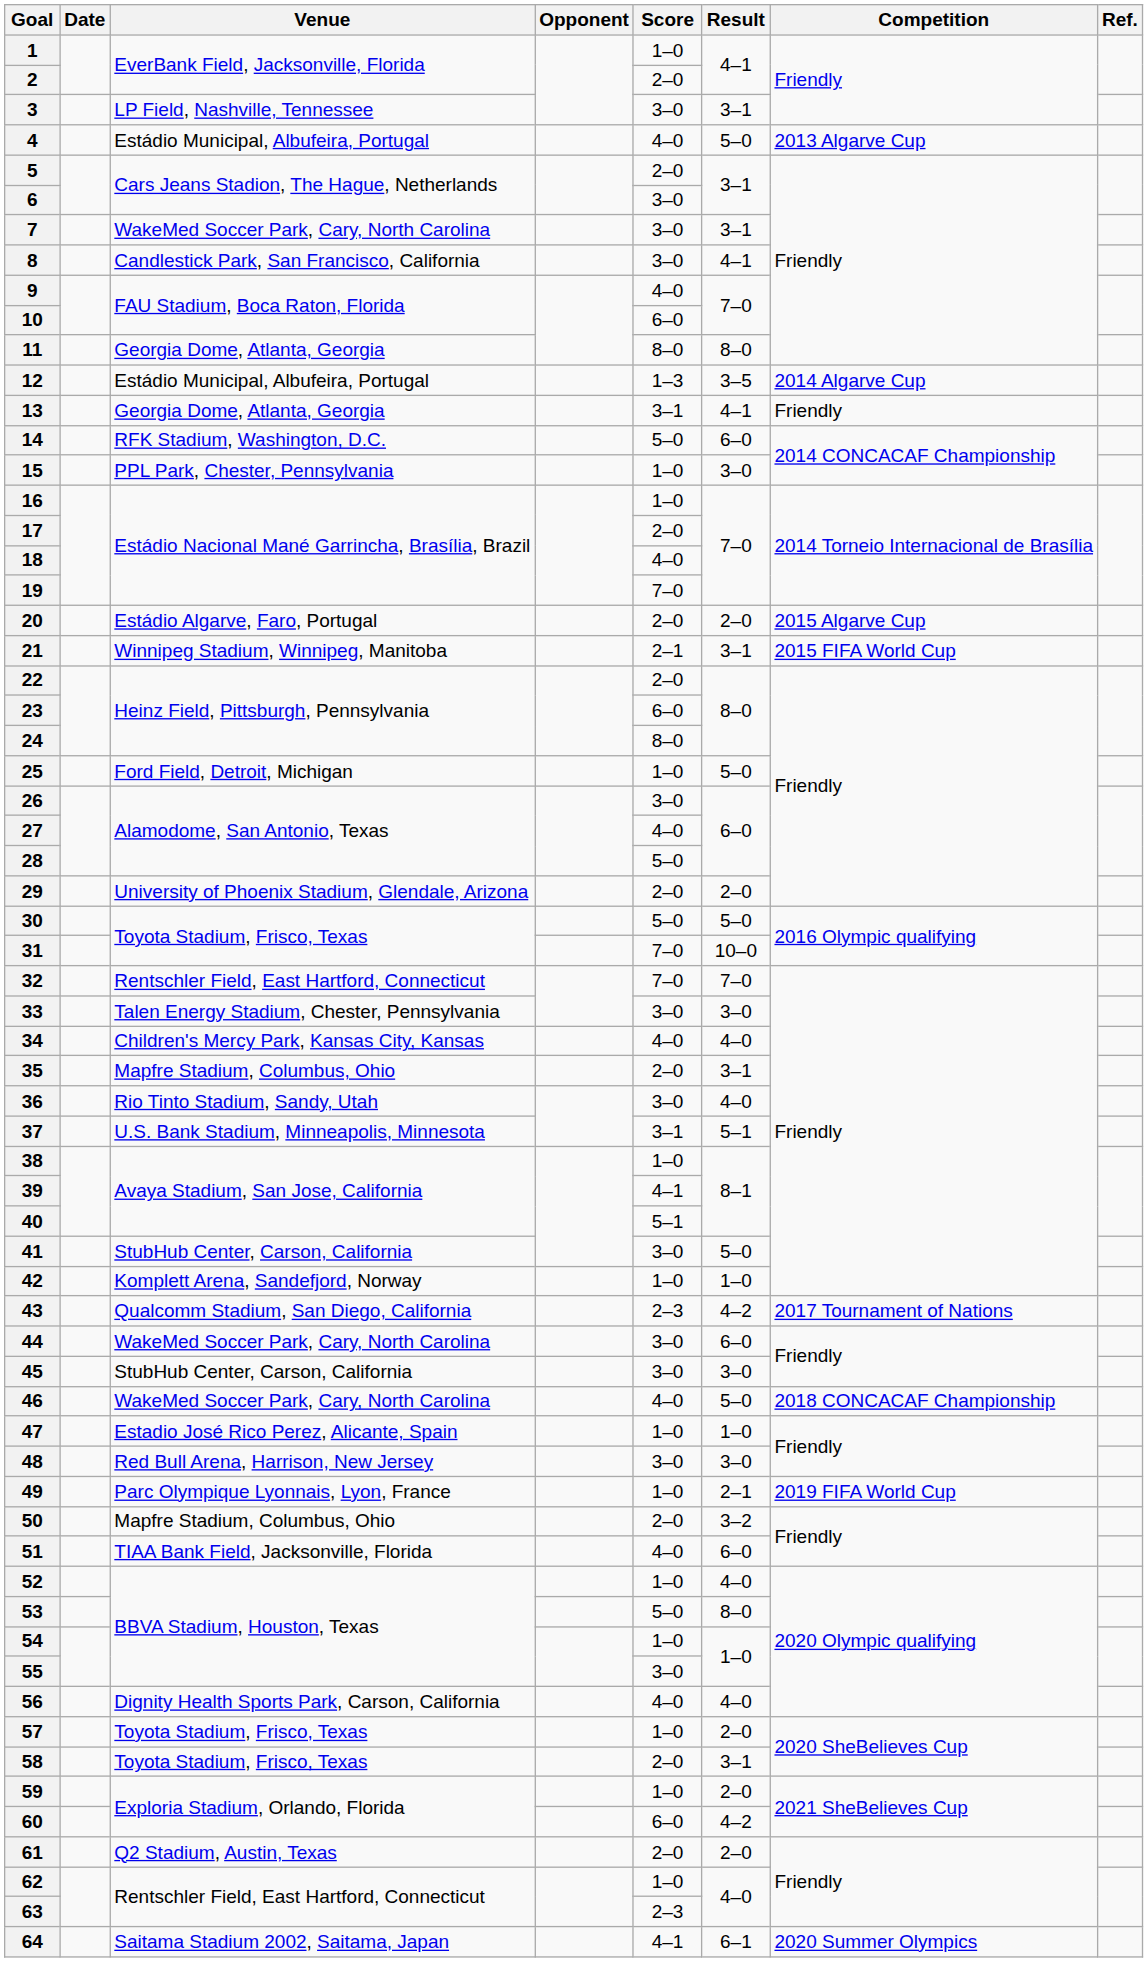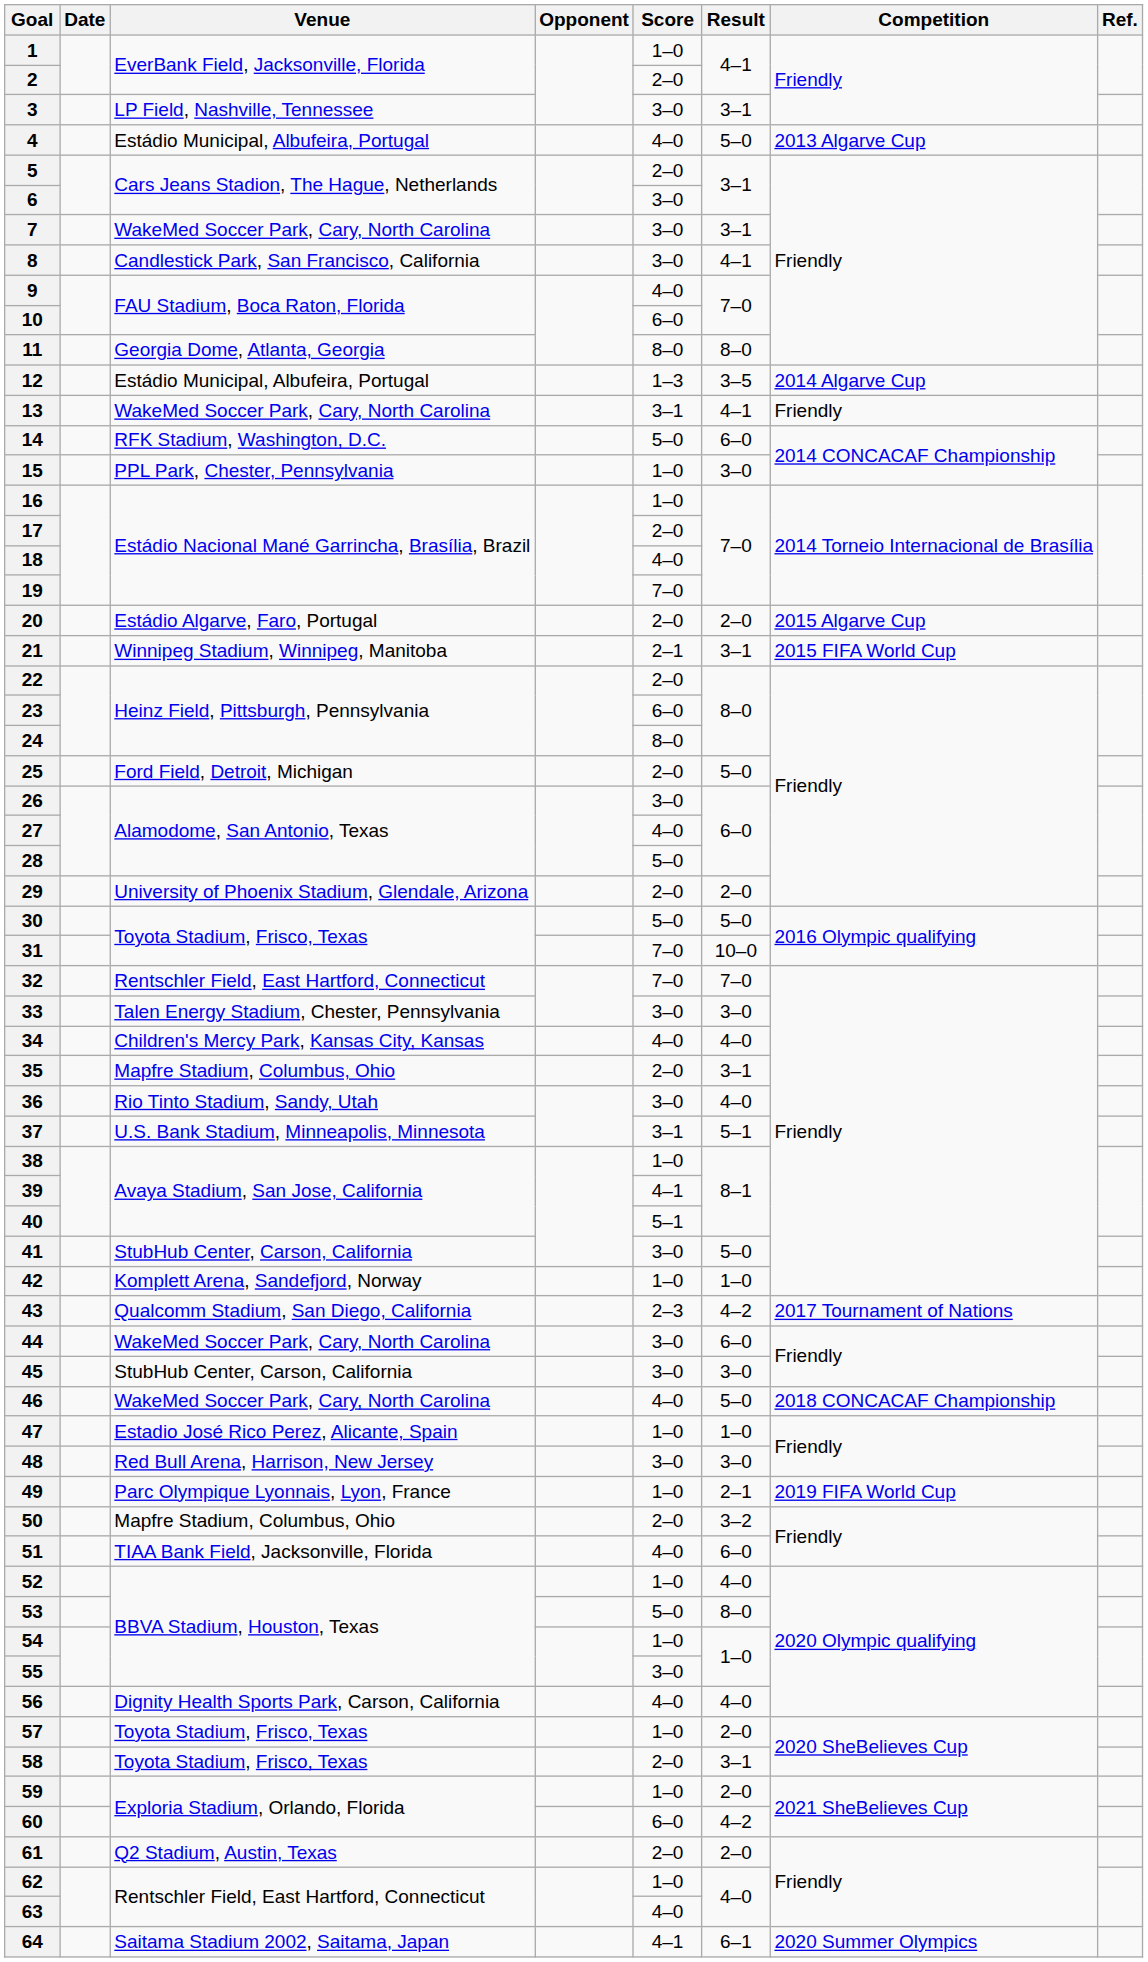(249, 410) Georgia Dome, Atlanta, Georgia -> (302, 410) WakeMed Soccer Park, Cary, North Carolina
(668, 771) 1–0 -> (668, 771) 2–0
(668, 1912) 2–3 -> (668, 1912) 4–0
